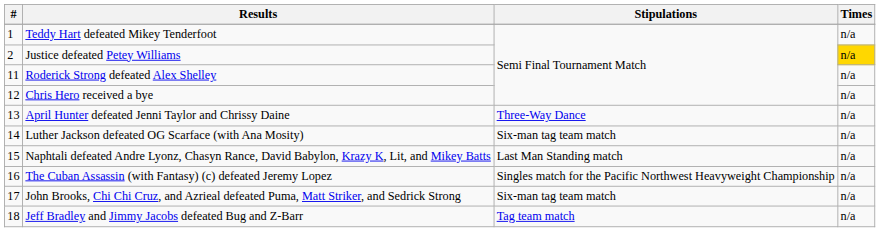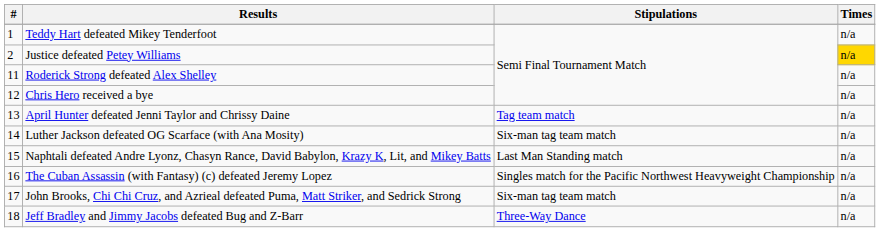(541, 115) Three-Way Dance -> (536, 115) Tag team match
(536, 216) Tag team match -> (541, 216) Three-Way Dance
